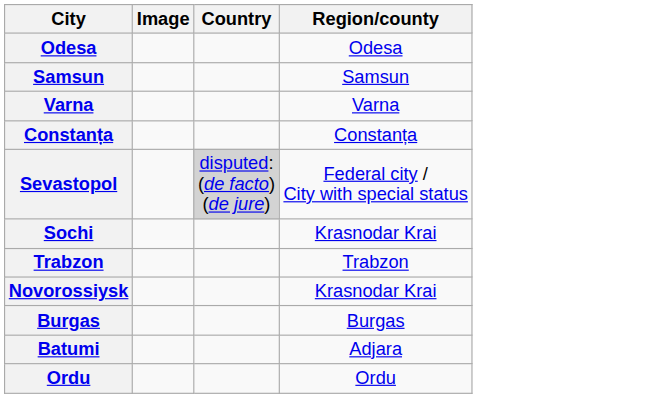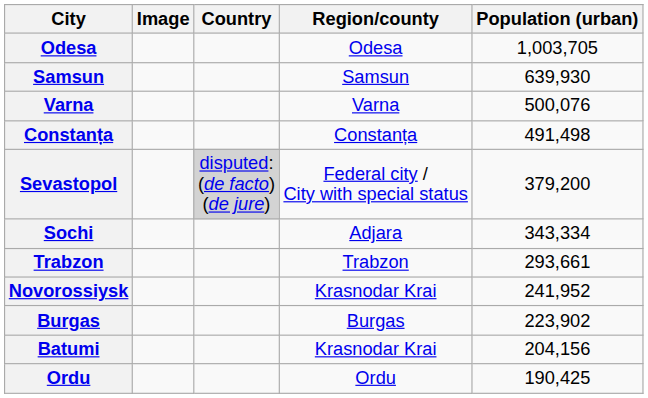+ column: (557, 18)
(376, 233) Krasnodar Krai -> (376, 233) Adjara
(376, 349) Adjara -> (376, 349) Krasnodar Krai
